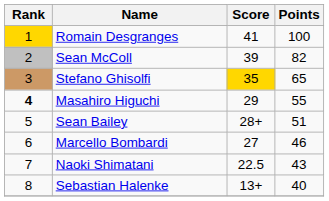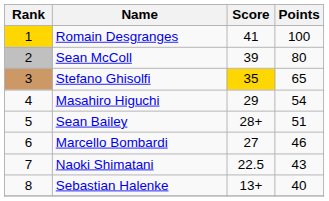(299, 57) 82 -> (299, 57) 80
(29, 100) bold -> (29, 100) normal
(299, 100) 55 -> (299, 100) 54
